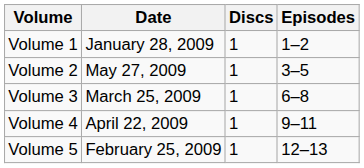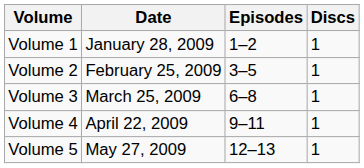columns swapped: (251, 17) <-> (318, 17)
(136, 70) May 27, 2009 -> (153, 70) February 25, 2009
(153, 149) February 25, 2009 -> (136, 149) May 27, 2009
